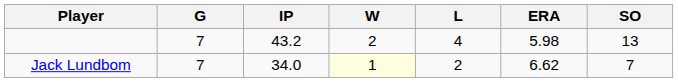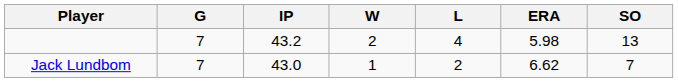(286, 65) 34.0 -> (286, 65) 43.0
(372, 65) lightyellow background -> (372, 65) no background
